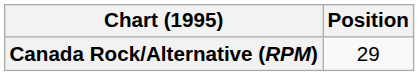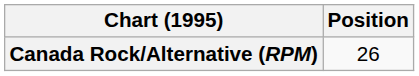(368, 53) 29 -> (368, 53) 26
